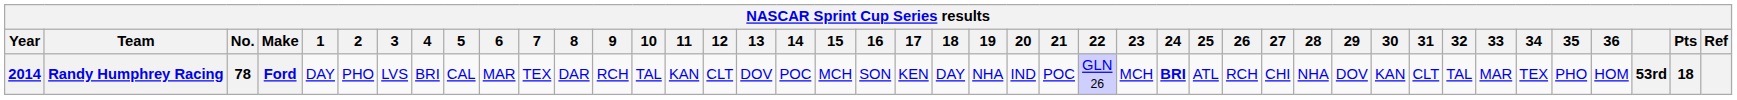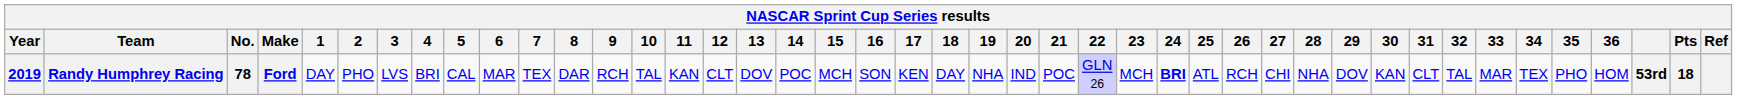(25, 74) 2014 -> (25, 74) 2019
